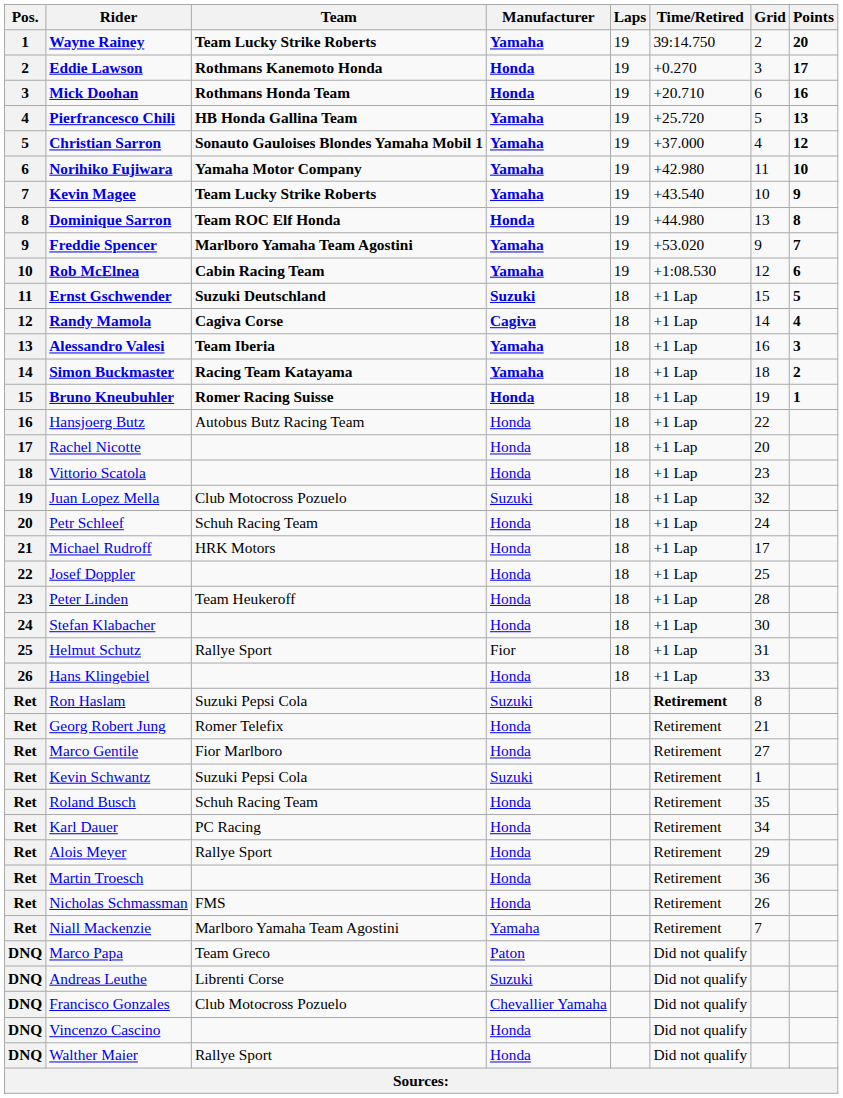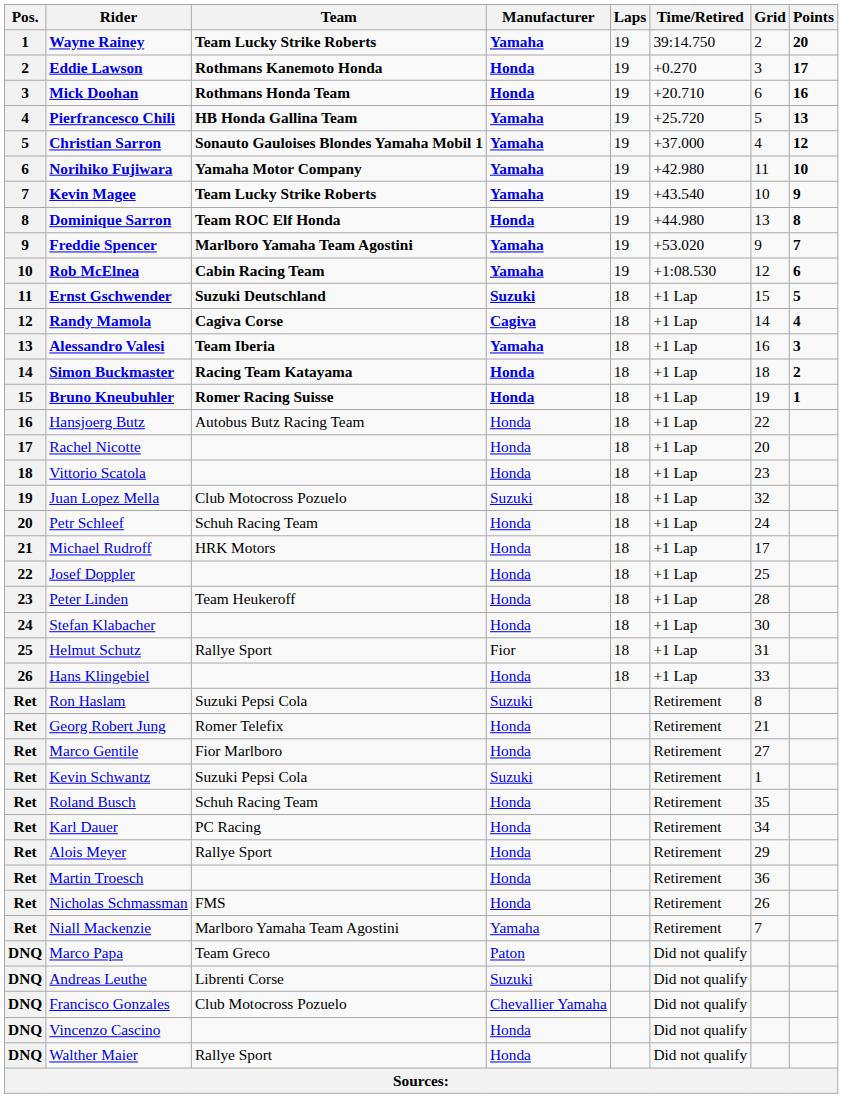(517, 371) Yamaha -> (512, 371) Honda
(690, 700) bold -> (687, 700) normal
